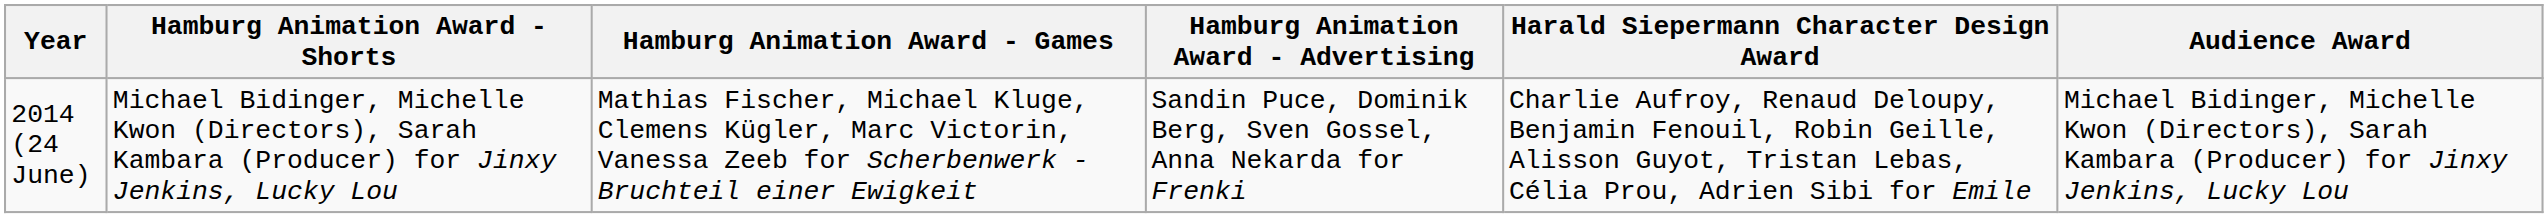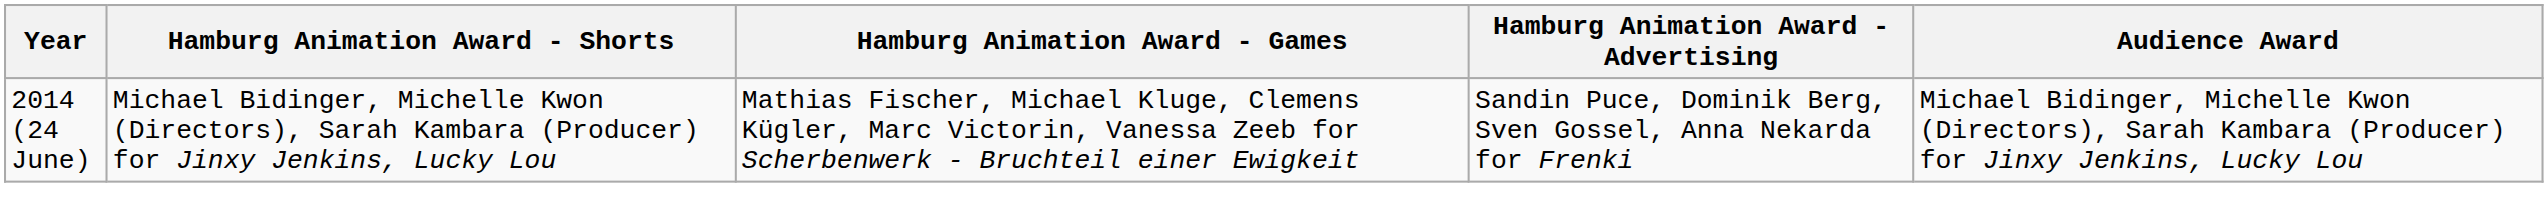- column: (1780, 42)
